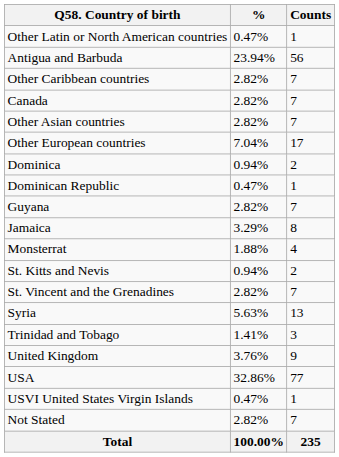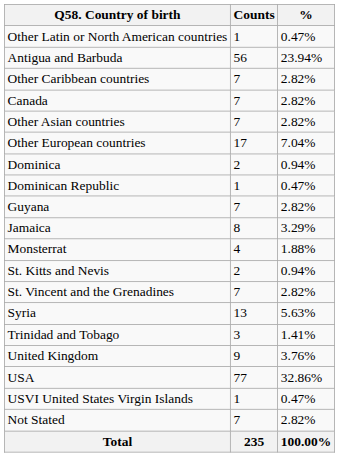columns swapped: (311, 15) <-> (259, 15)
